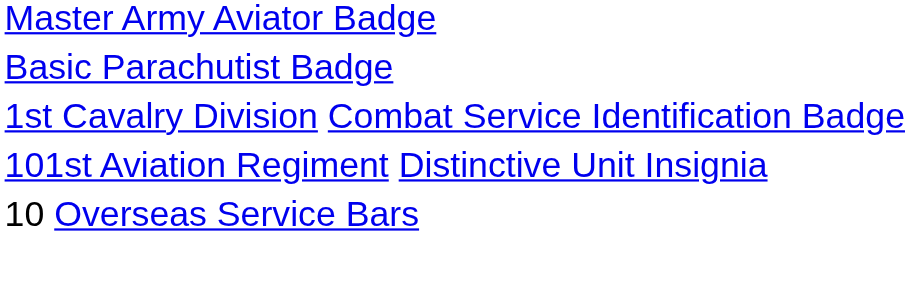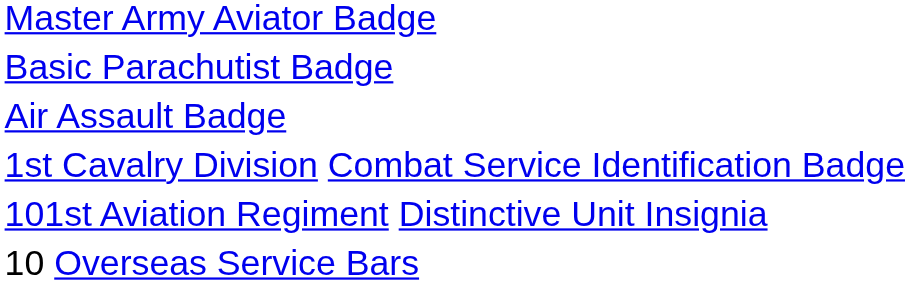+ row: (145, 116)
